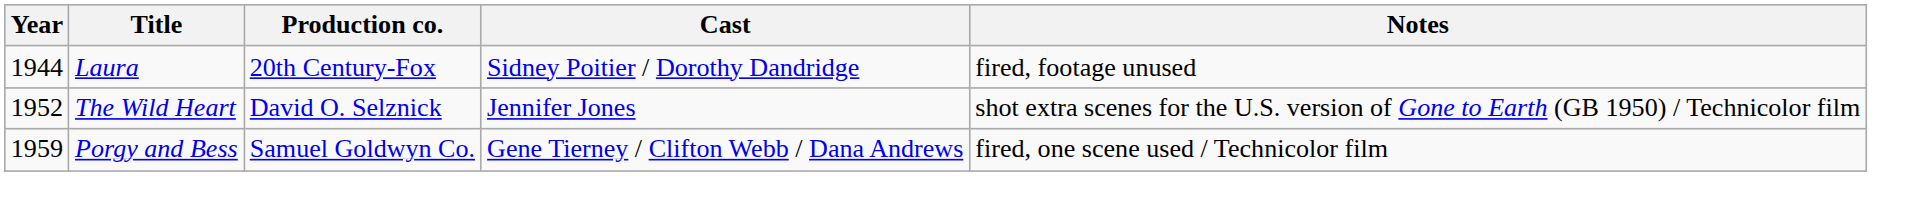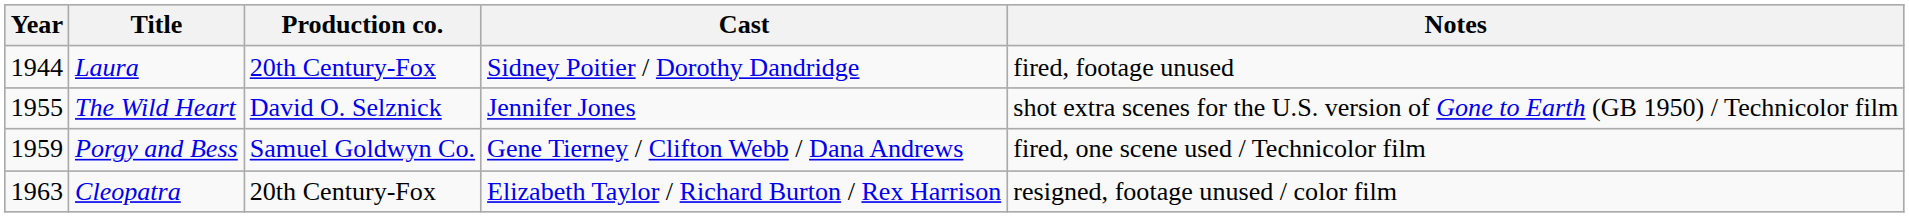(37, 107) 1952 -> (37, 107) 1955
+ row: (128, 190)
